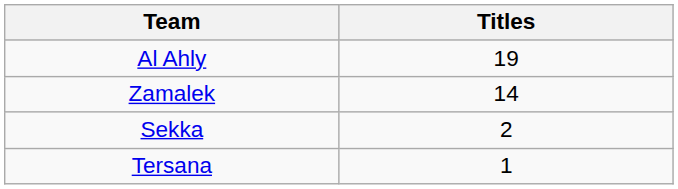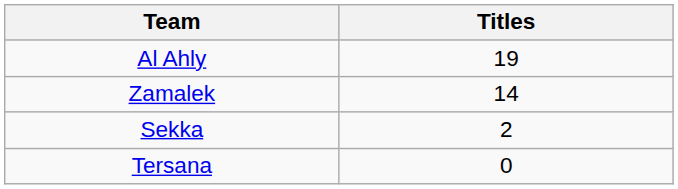(506, 165) 1 -> (506, 165) 0
